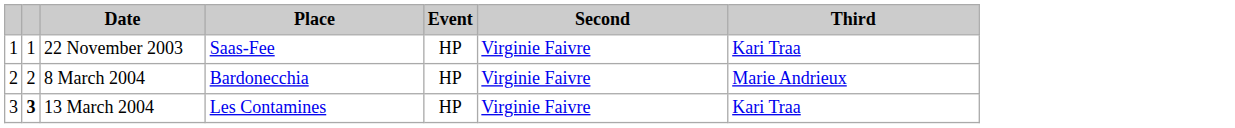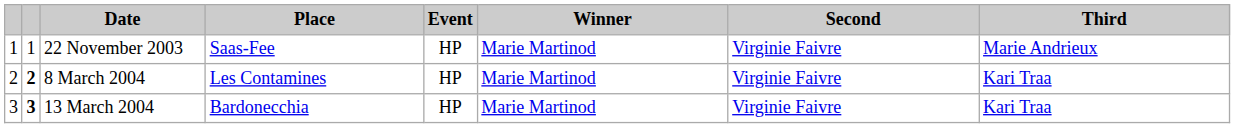+ column: (602, 18)
(766, 48) Kari Traa -> (1040, 48) Marie Andrieux
(31, 77) normal -> (31, 77) bold
(259, 77) Bardonecchia -> (268, 77) Les Contamines
(789, 77) Marie Andrieux -> (1017, 77) Kari Traa
(268, 107) Les Contamines -> (259, 107) Bardonecchia
